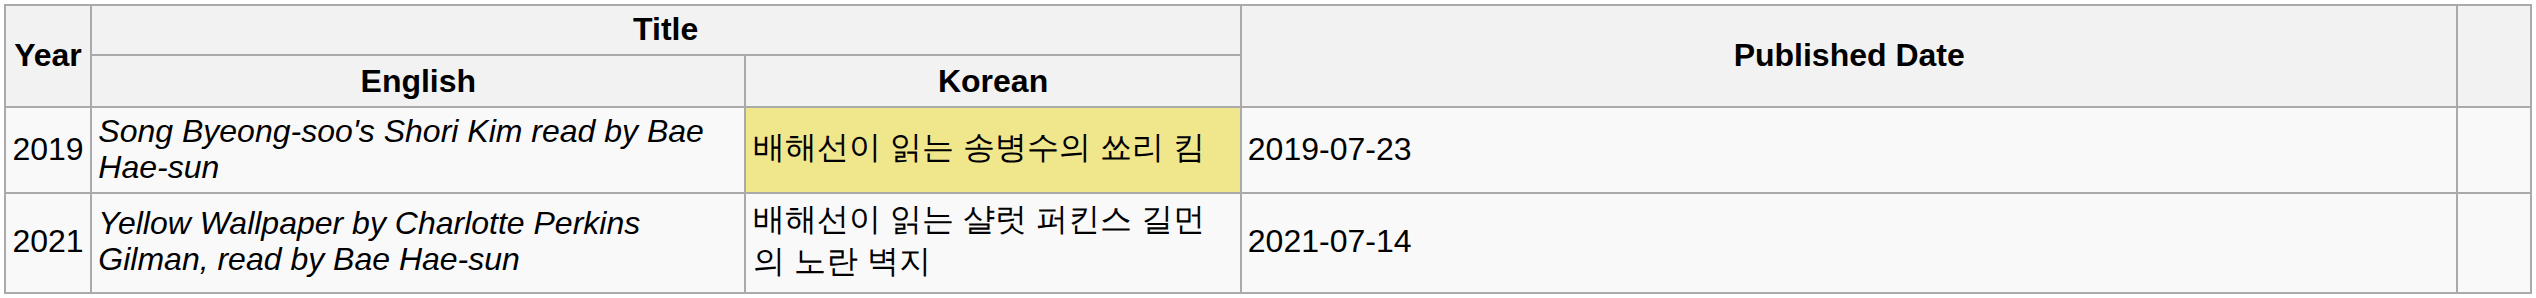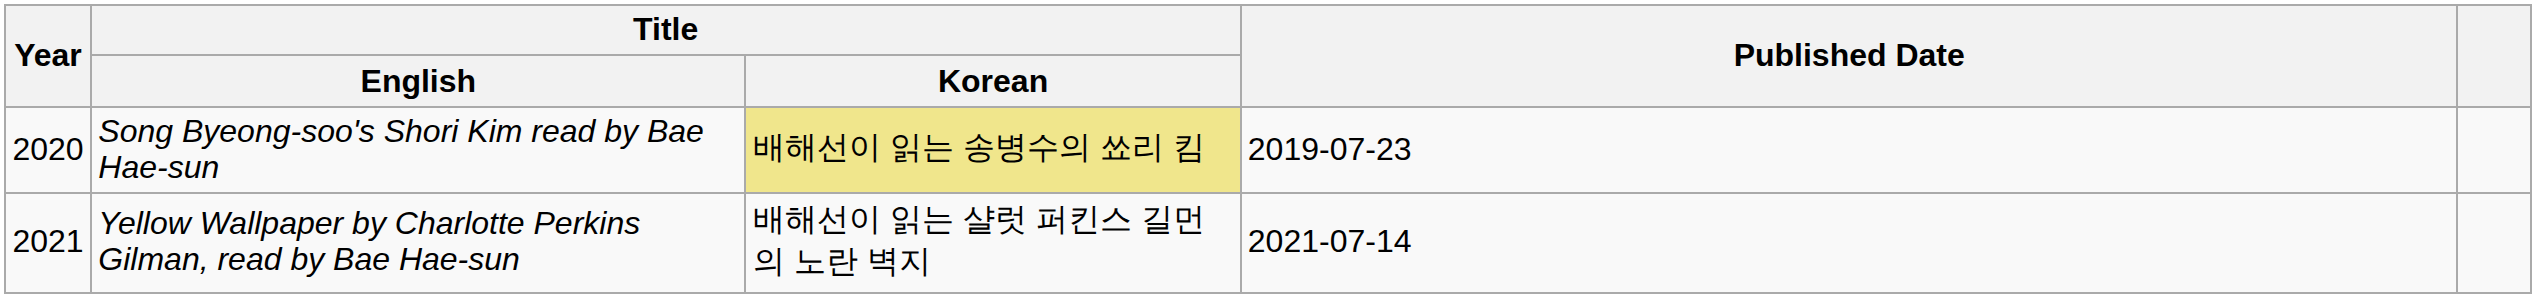(48, 149) 2019 -> (48, 149) 2020
